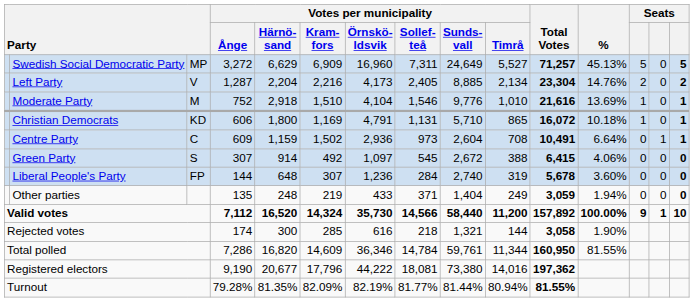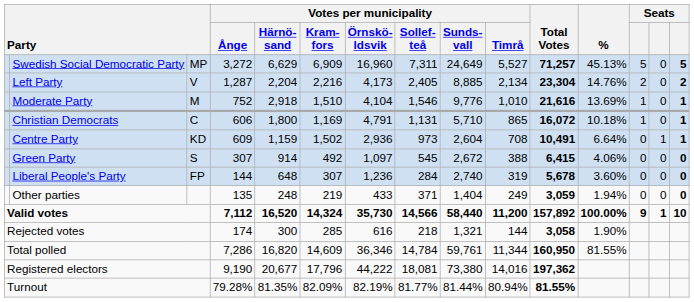(198, 120) KD -> (194, 120) C
(194, 139) C -> (198, 139) KD
